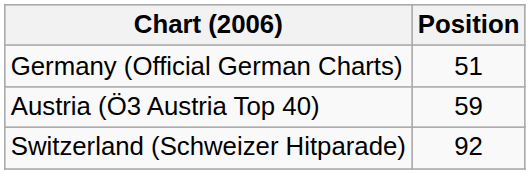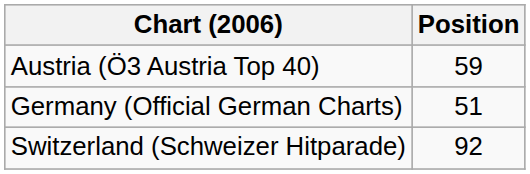rows swapped: (165, 106) <-> (207, 65)
